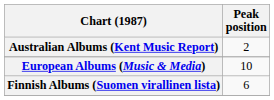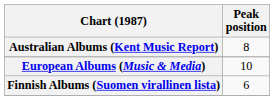(246, 47) 2 -> (246, 47) 8
